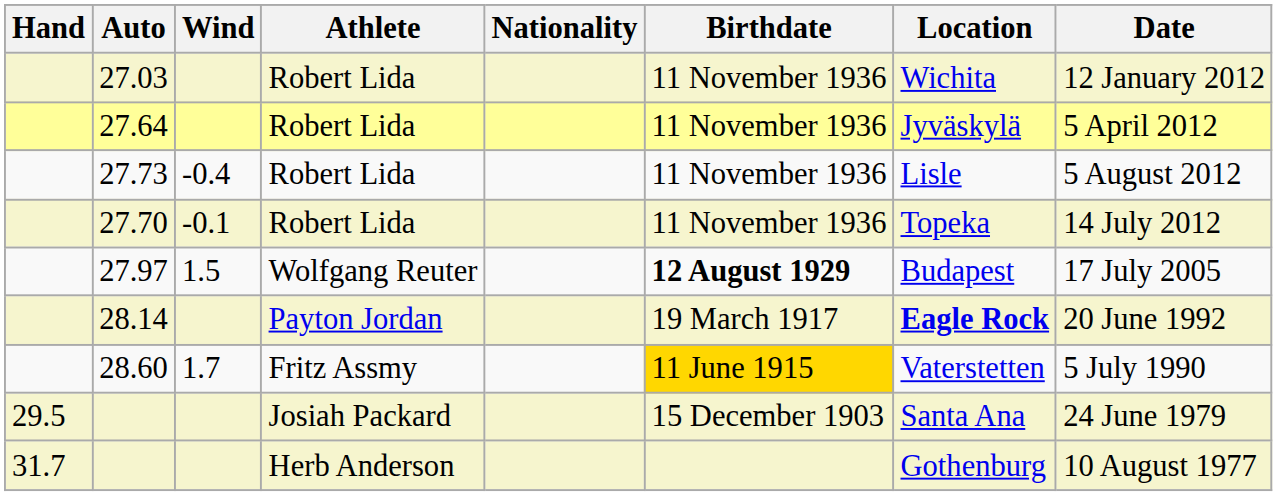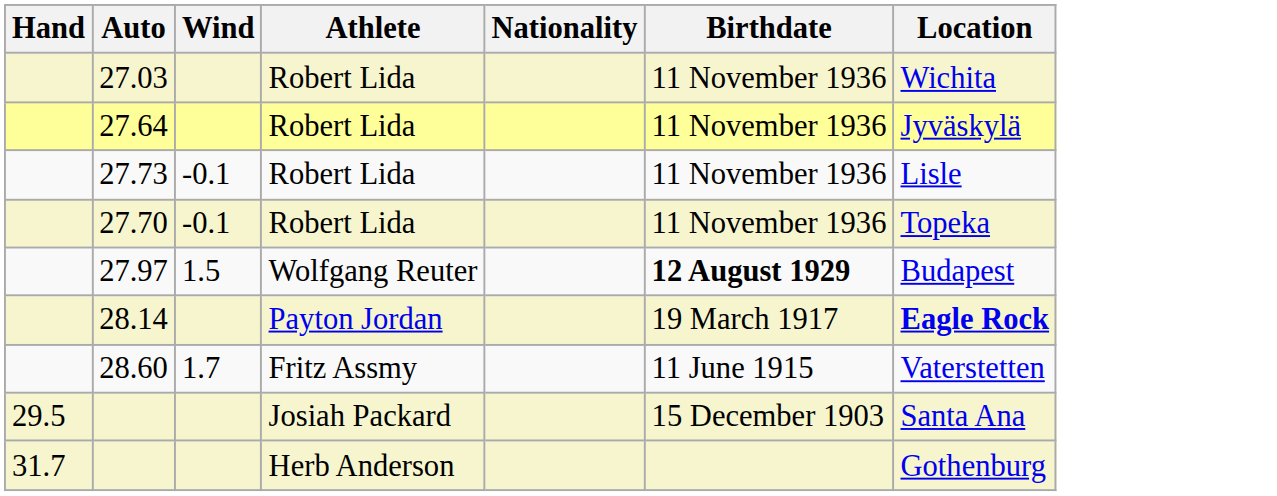- column: (1164, 28)
(206, 174) -0.4 -> (206, 174) -0.1
(733, 367) gold background -> (733, 367) no background
